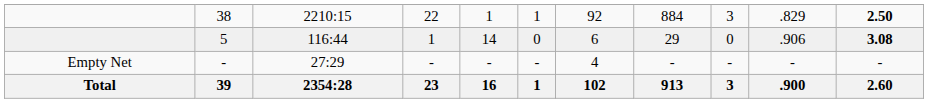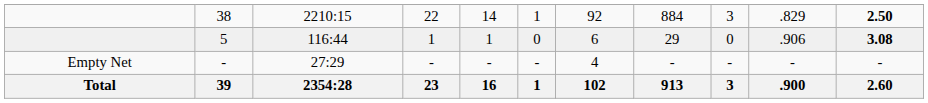(489, 16) 1 -> (489, 16) 14
(489, 39) 14 -> (489, 39) 1
